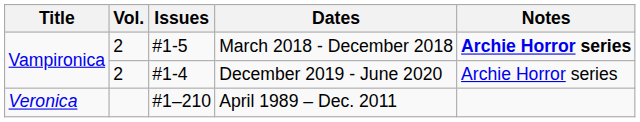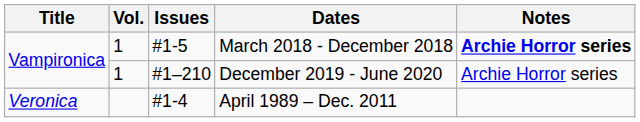(118, 46) 2 -> (118, 46) 1
(118, 74) 2 -> (118, 74) 1
(170, 74) #1-4 -> (182, 74) #1–210
(182, 102) #1–210 -> (170, 102) #1-4
